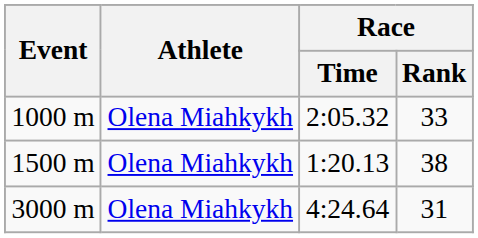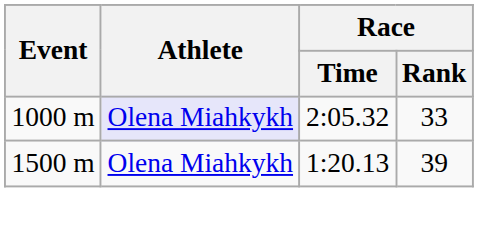(200, 118) no background -> (200, 118) lavender background
(434, 163) 38 -> (434, 163) 39
- row: (53, 209)
